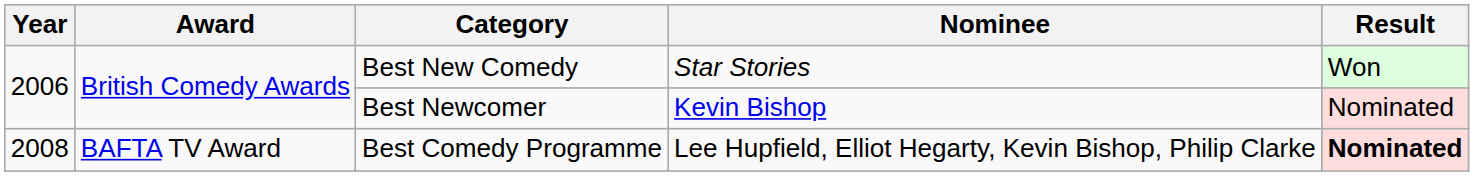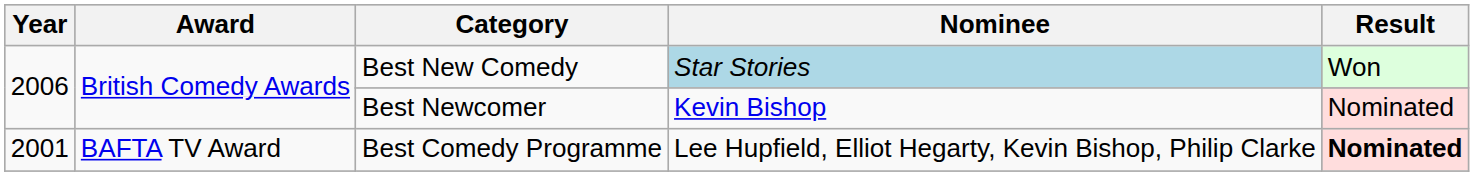(742, 66) no background -> (742, 66) lightblue background
(40, 149) 2008 -> (40, 149) 2001
